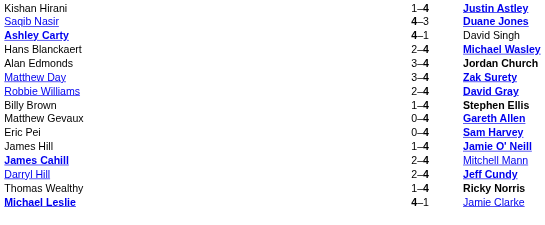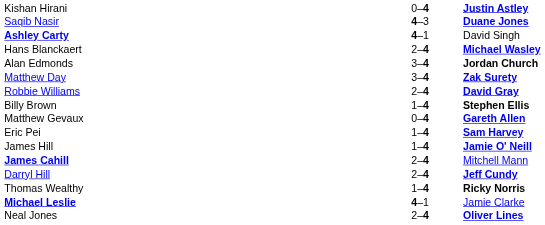(420, 8) 1–4 -> (420, 8) 0–4
(420, 133) 0–4 -> (420, 133) 1–4
+ row: (31, 216)
